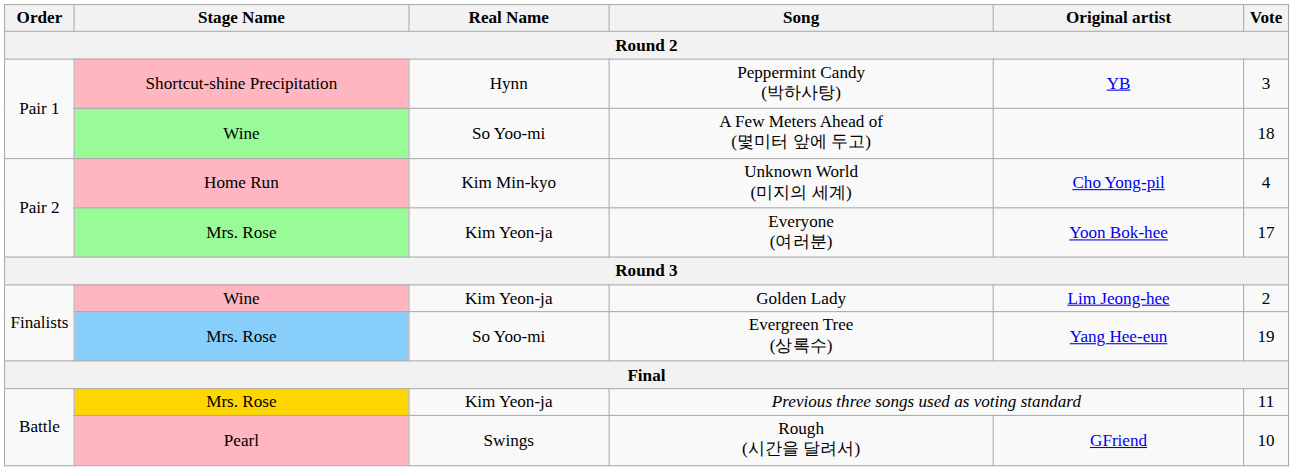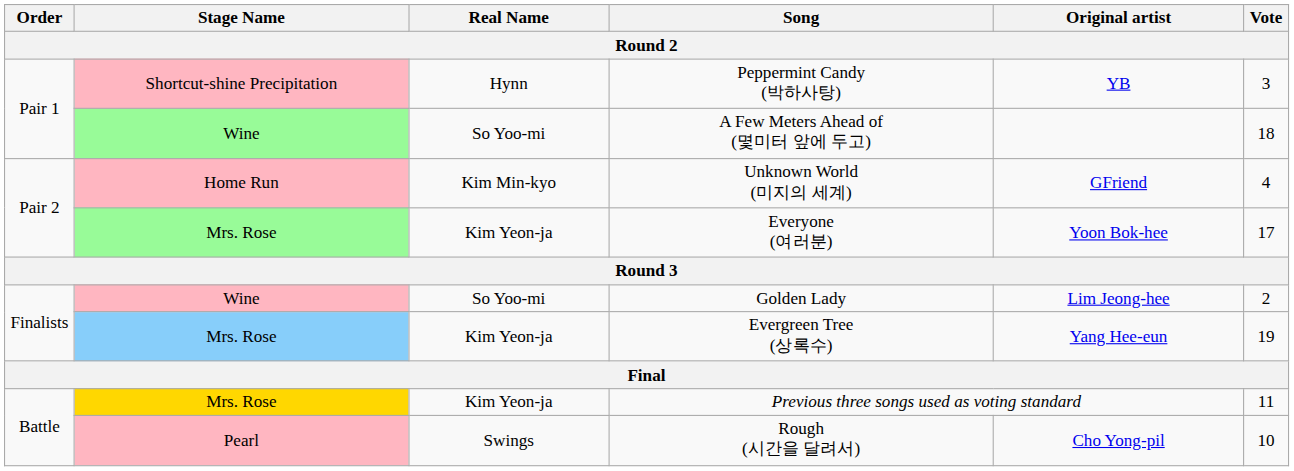(1119, 182) Cho Yong-pil -> (1119, 182) GFriend
(509, 298) Kim Yeon-ja -> (509, 298) So Yoo-mi
(509, 336) So Yoo-mi -> (509, 336) Kim Yeon-ja
(1119, 440) GFriend -> (1119, 440) Cho Yong-pil
